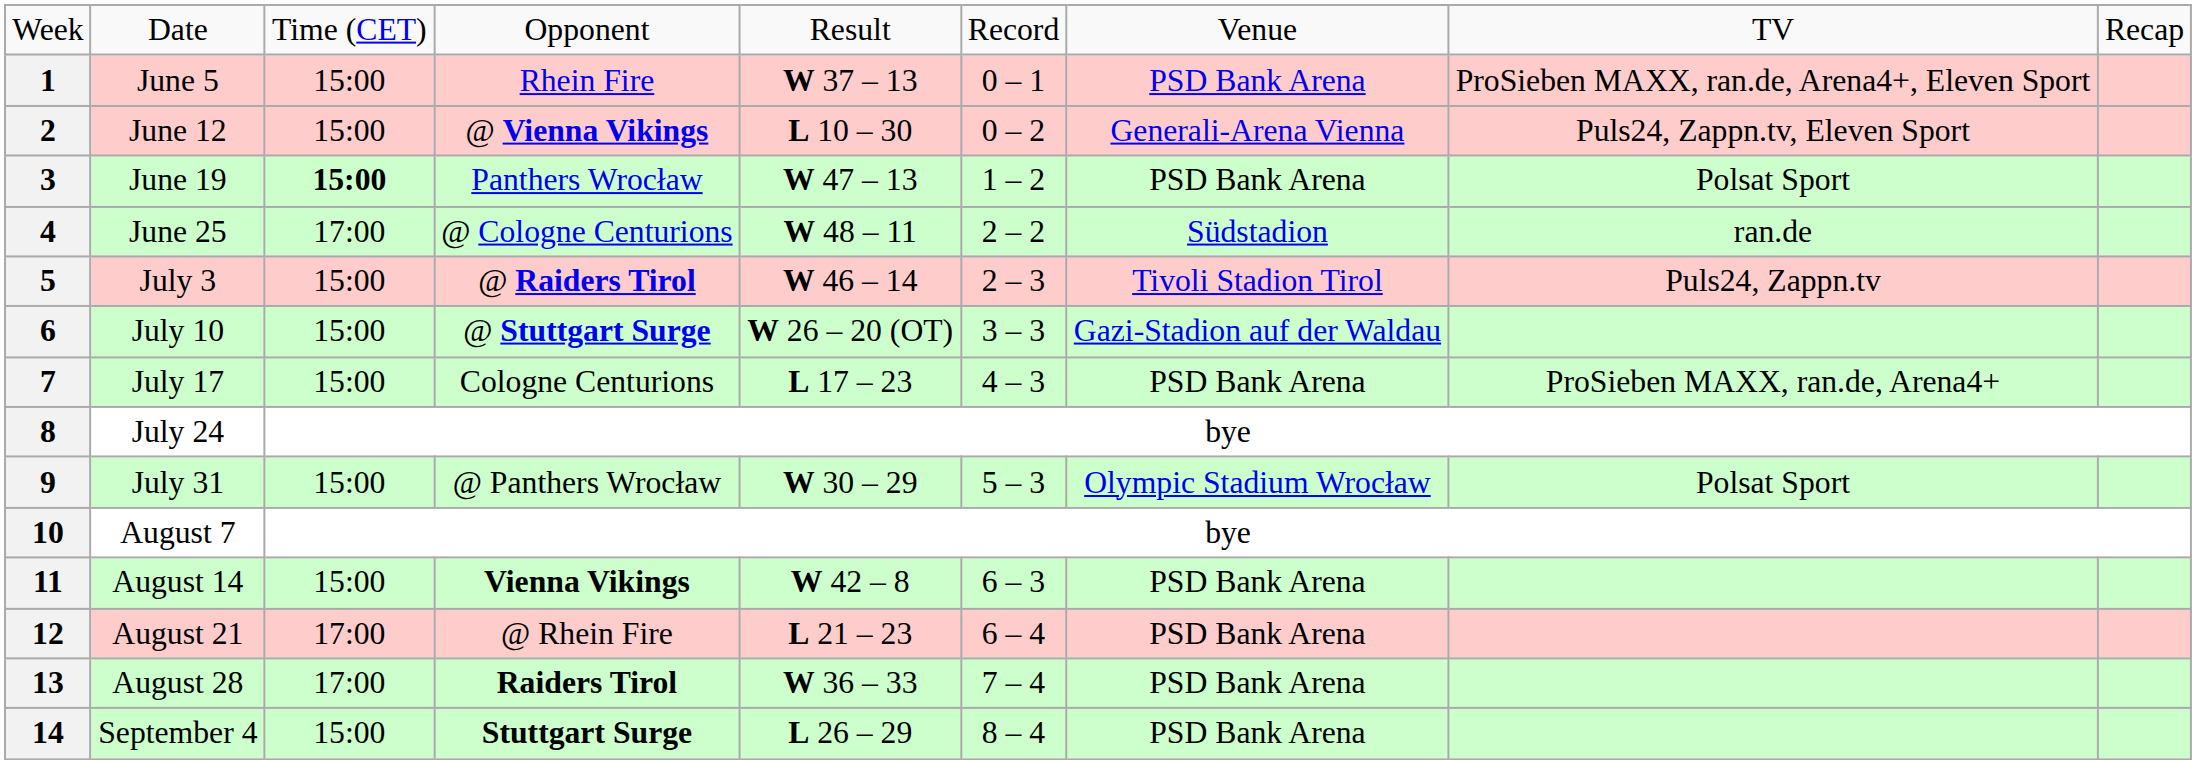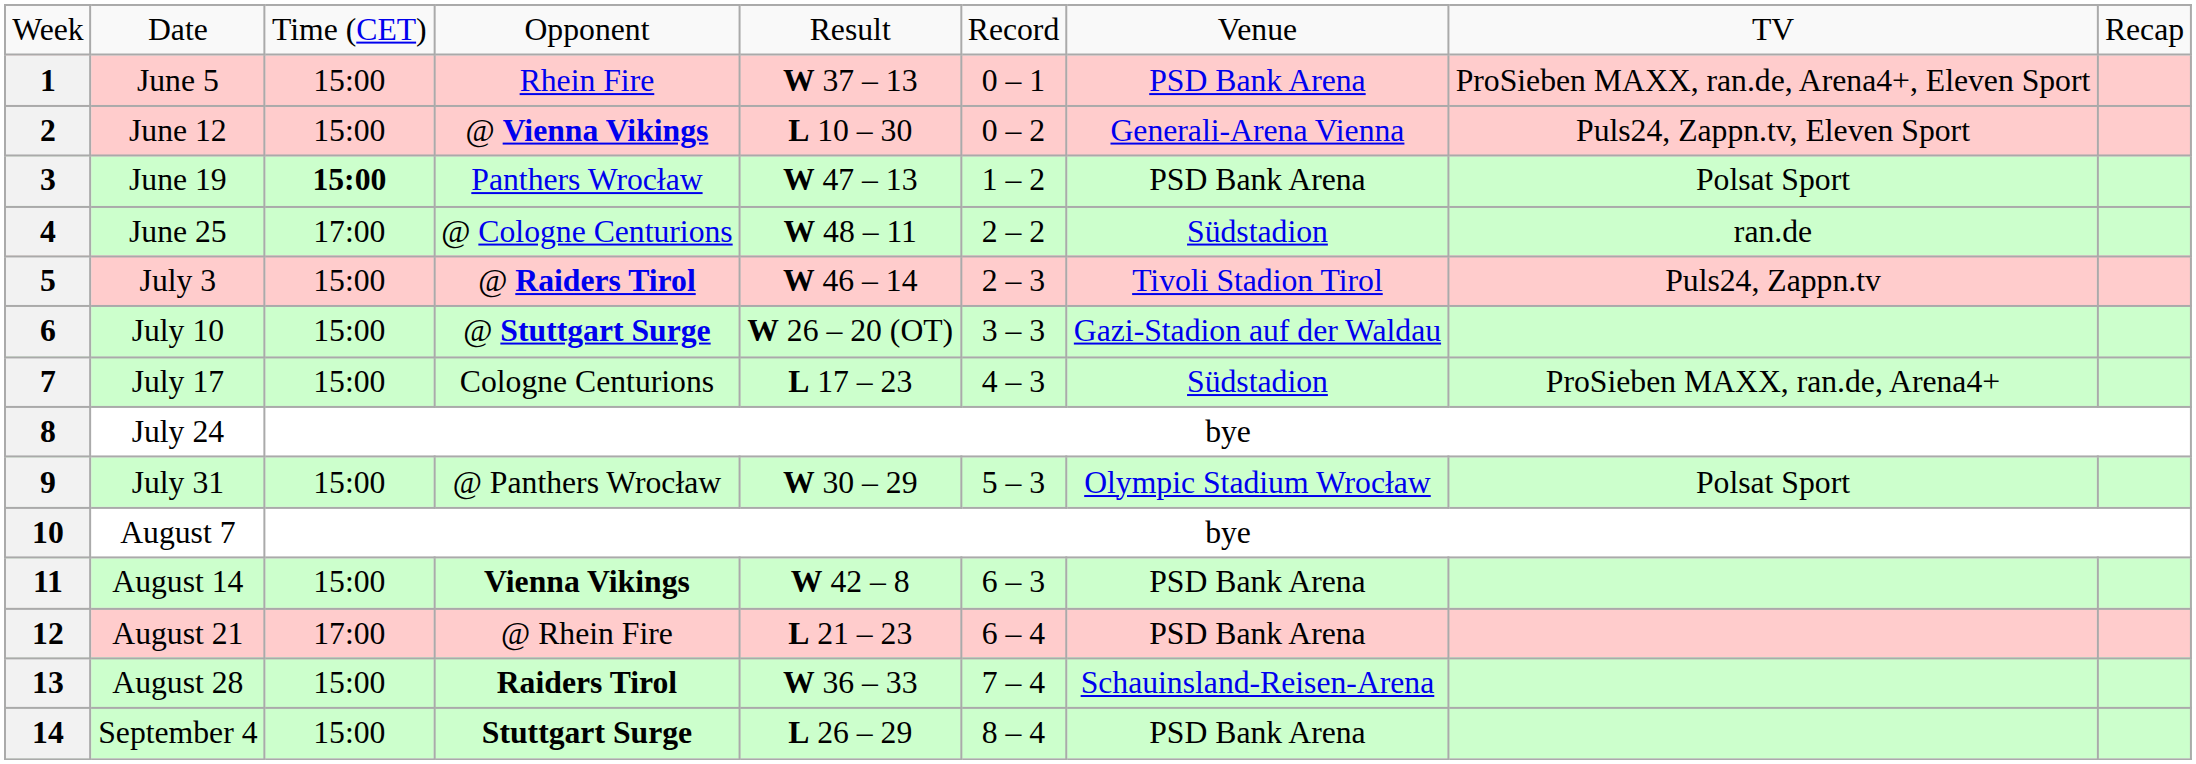(1257, 381) PSD Bank Arena -> (1257, 381) Südstadion
(349, 682) 17:00 -> (349, 682) 15:00
(1257, 682) PSD Bank Arena -> (1257, 682) Schauinsland-Reisen-Arena
